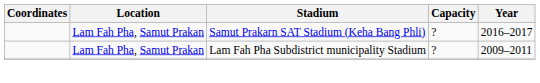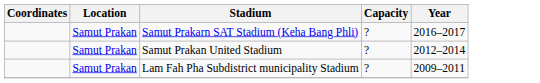(138, 31) Lam Fah Pha, Samut Prakan -> (105, 31) Samut Prakan
+ row: (212, 50)
(138, 50) Lam Fah Pha, Samut Prakan -> (105, 68) Samut Prakan
